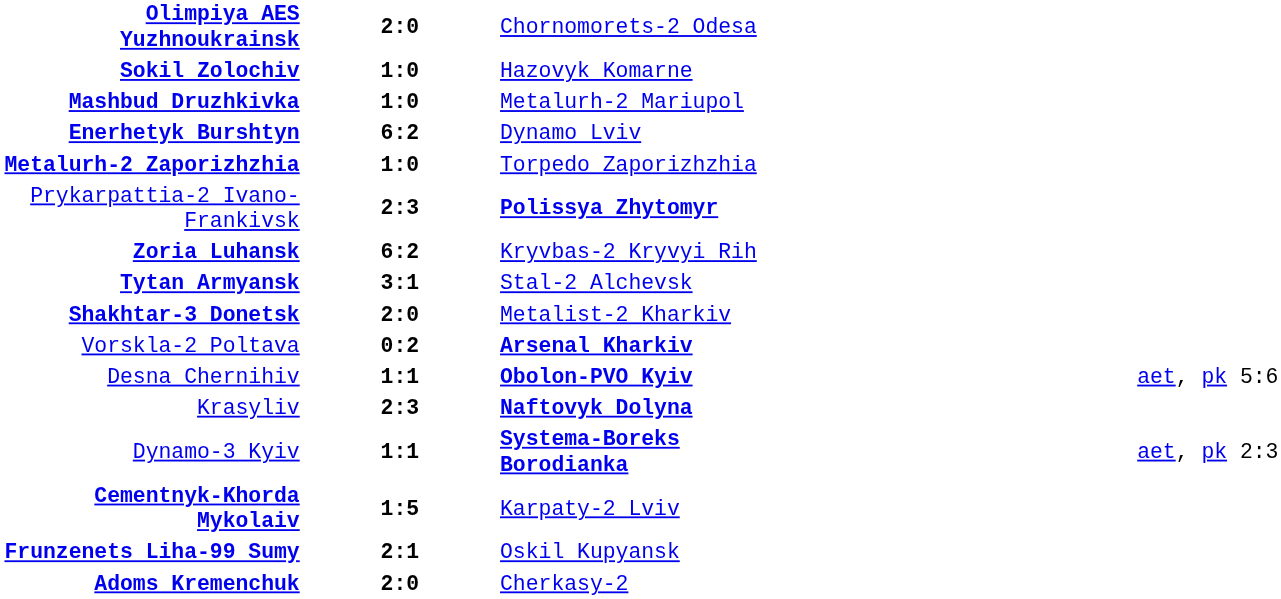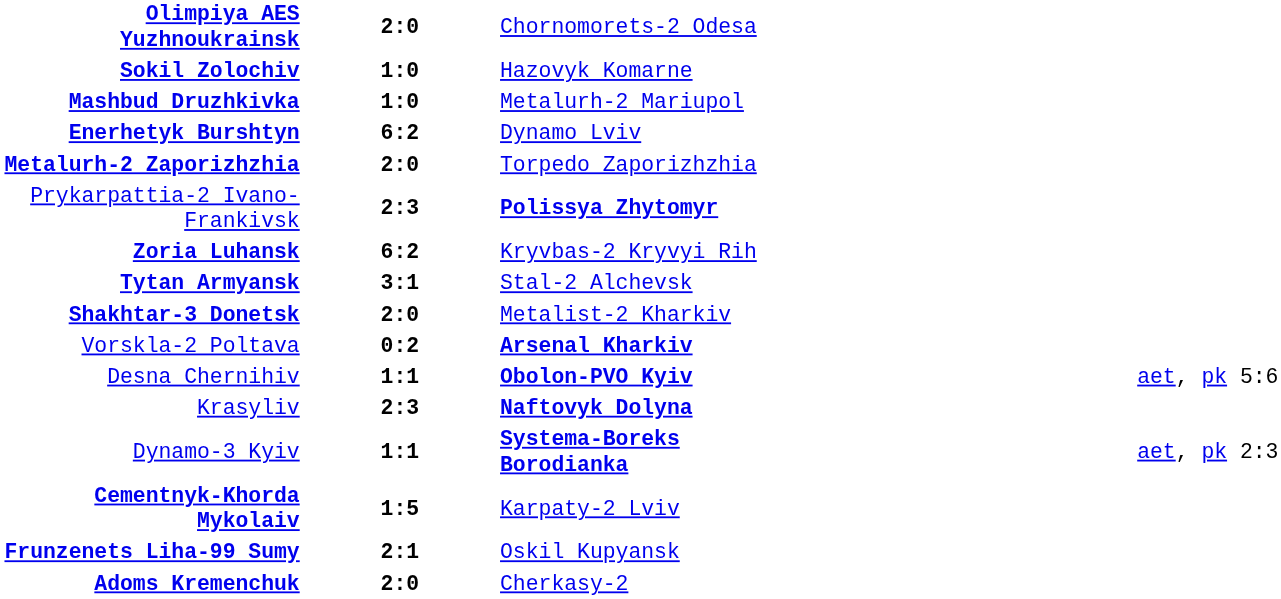(400, 165) 1:0 -> (400, 165) 2:0
